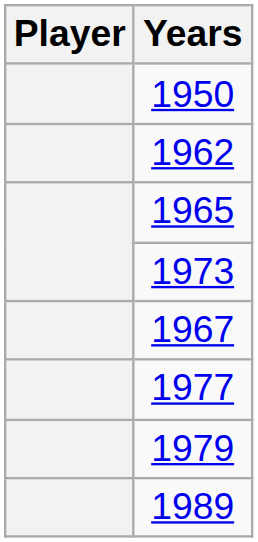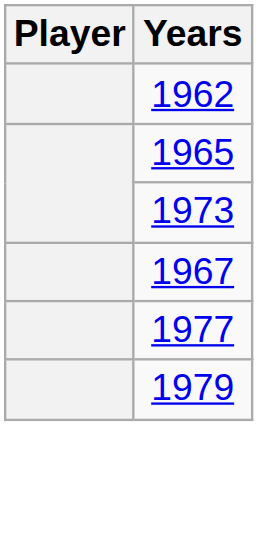- row: (193, 93)
- row: (193, 507)
